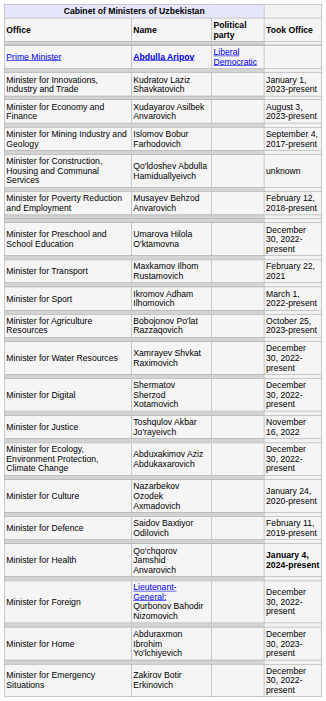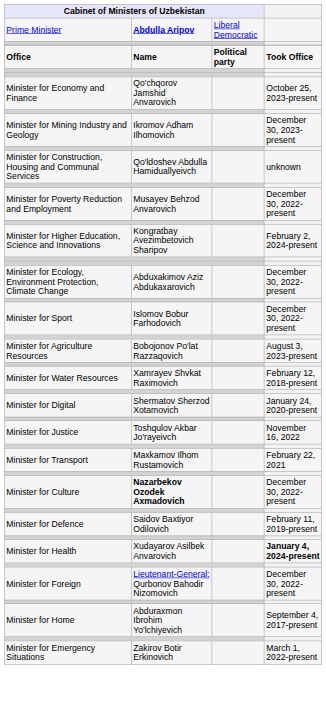rows swapped: (19, 30) <-> (34, 57)
- row: (52, 85)
(169, 112) Xudayarov Asilbek Anvarovich -> (155, 93) Qo'chqorov Jamshid Anvarovich
(292, 112) August 3, 2023-present -> (292, 93) October 25, 2023-present
(161, 139) Islomov Bobur Farhodovich -> (163, 130) Ikromov Adham Ilhomovich
(292, 139) September 4, 2017-present -> (286, 130) December 30, 2023-present
(292, 203) February 12, 2018-present -> (286, 204) December 30, 2022-present
+ row: (63, 241)
- row: (56, 240)
rows swapped: (52, 459) <-> (47, 272)
(163, 299) Ikromov Adham Ilhomovich -> (161, 319) Islomov Bobur Farhodovich
(292, 299) March 1, 2022-present -> (286, 319) December 30, 2022-present
(292, 326) October 25, 2023-present -> (292, 351) August 3, 2023-present
(286, 358) December 30, 2022-present -> (292, 378) February 12, 2018-present
(286, 395) December 30, 2022-present -> (292, 406) January 24, 2020-present
(157, 496) normal -> (159, 492) bold
(292, 496) January 24, 2020-present -> (286, 492) December 30, 2022-present
(155, 561) Qo'chqorov Jamshid Anvarovich -> (169, 552) Xudayarov Asilbek Anvarovich
(286, 644) December 30, 2023-present -> (292, 621) September 4, 2017-present
(286, 681) December 30, 2022-present -> (292, 653) March 1, 2022-present
